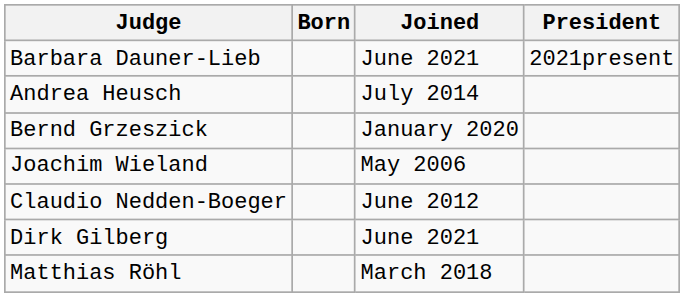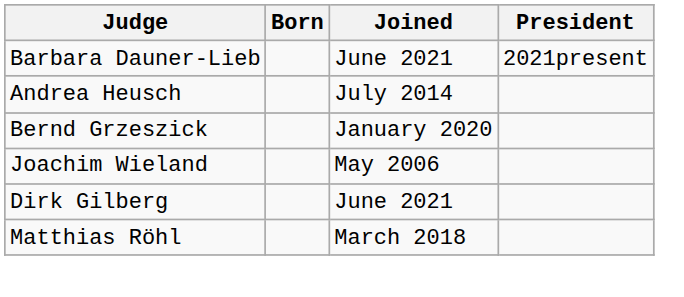- row: (149, 202)
